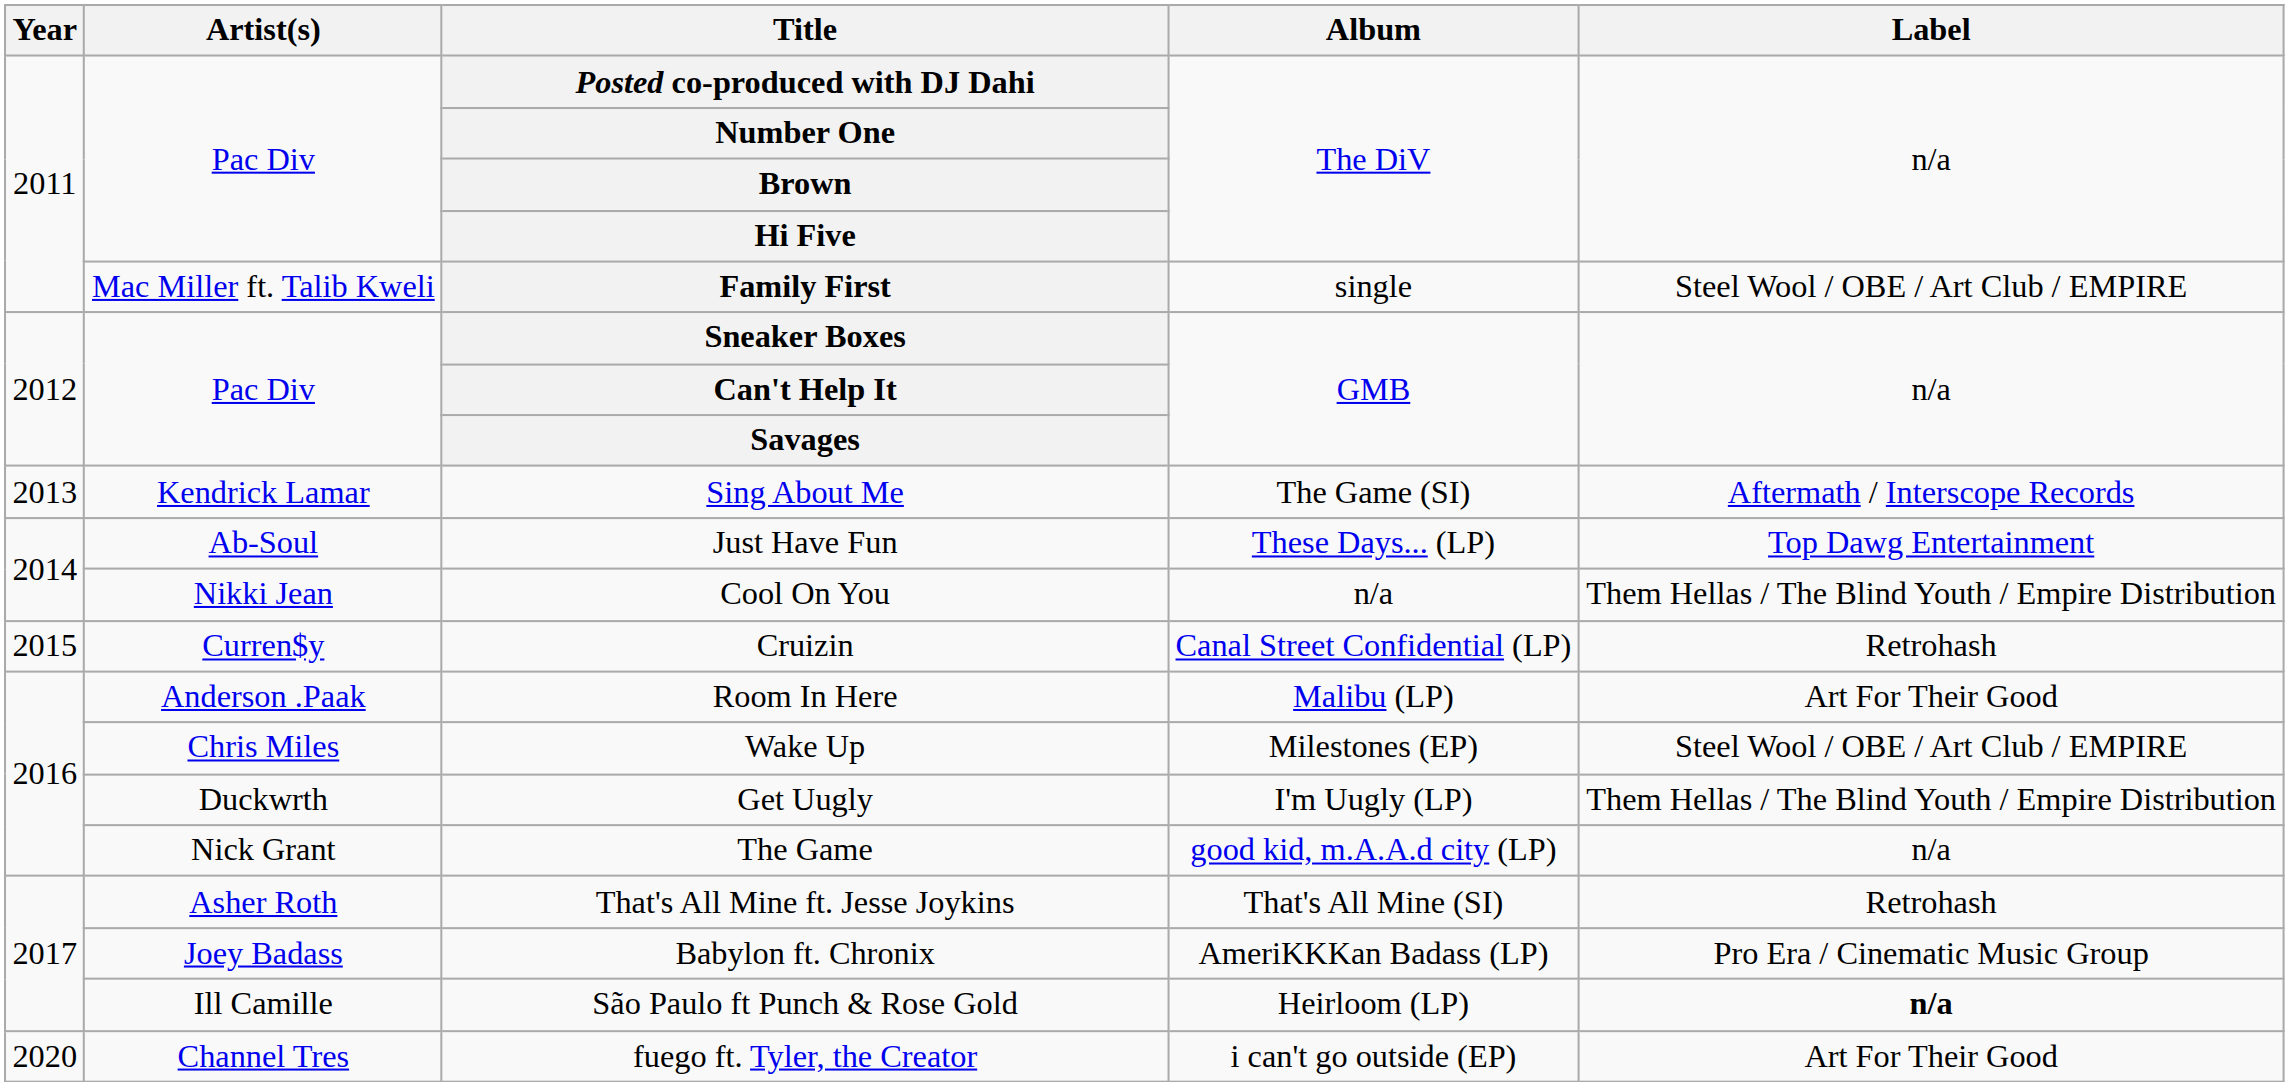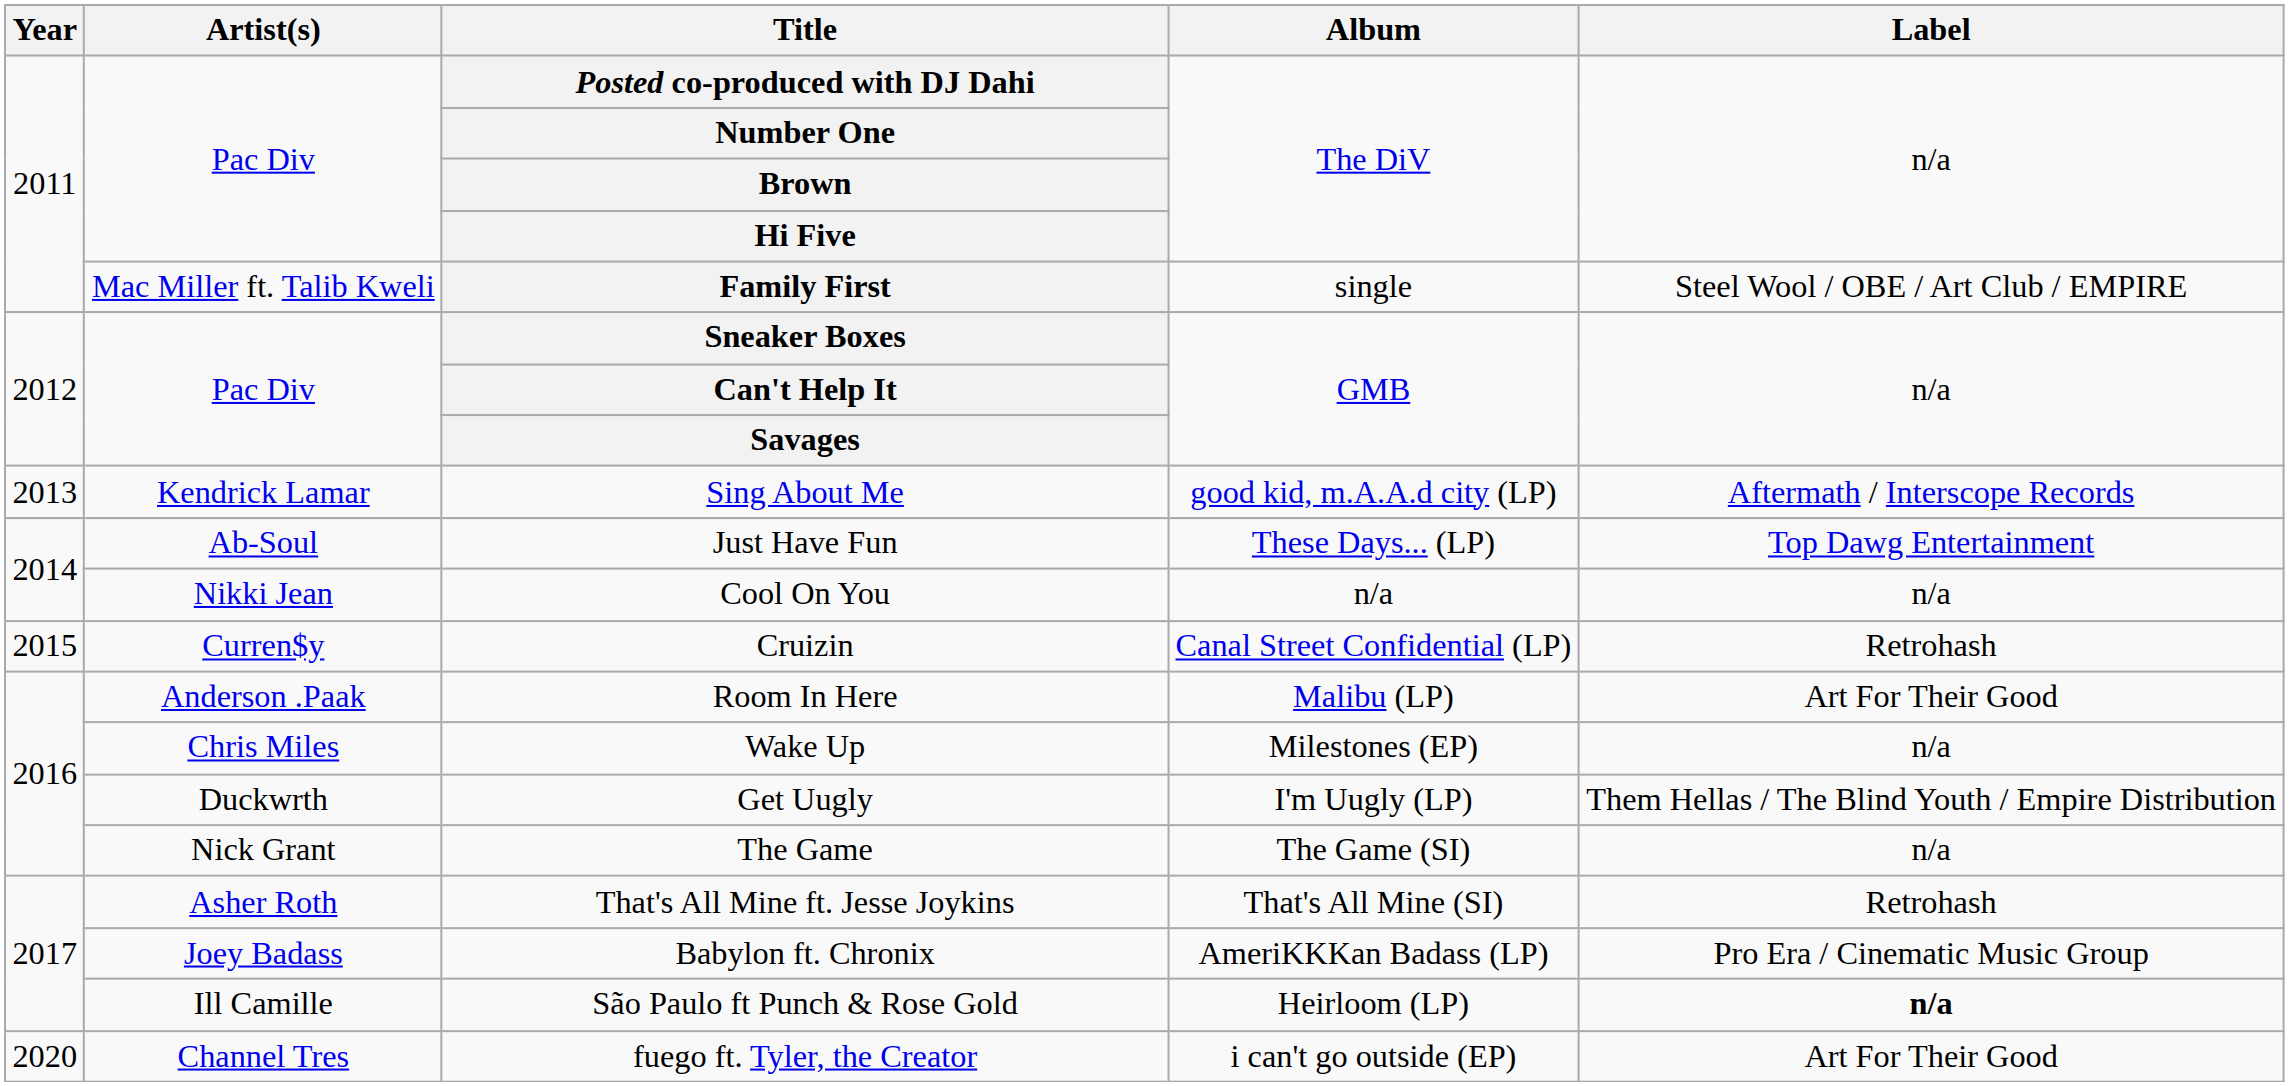(1373, 491) The Game (SI) -> (1373, 491) good kid, m.A.A.d city (LP)
(1931, 593) Them Hellas / The Blind Youth / Empire Distribution -> (1931, 593) n/a
(1931, 747) Steel Wool / OBE / Art Club / EMPIRE -> (1931, 747) n/a
(1373, 850) good kid, m.A.A.d city (LP) -> (1373, 850) The Game (SI)
